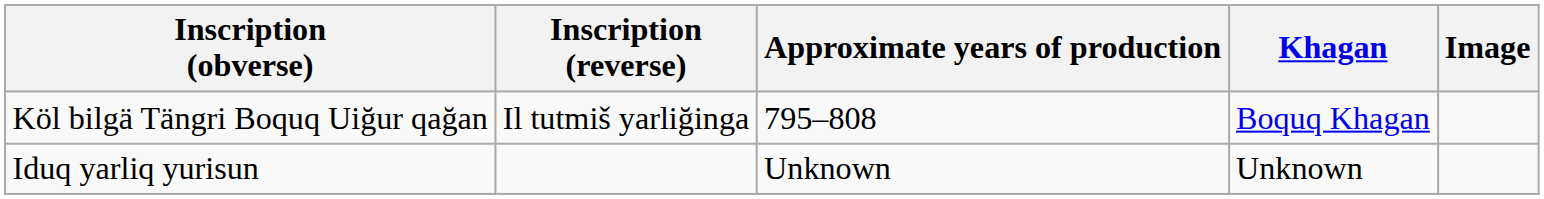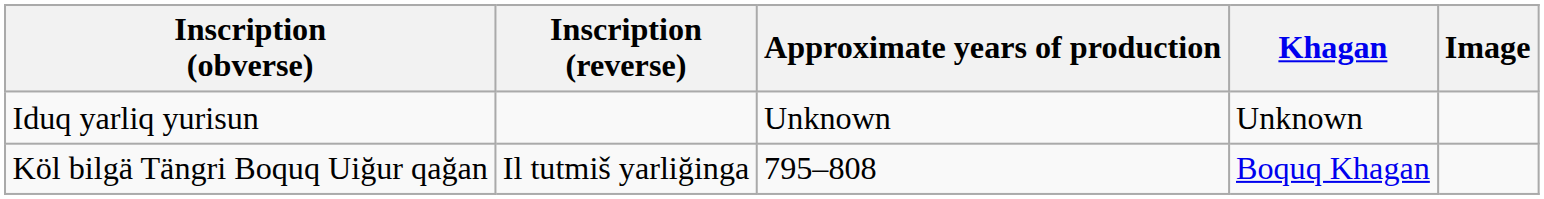rows swapped: (250, 117) <-> (136, 168)
